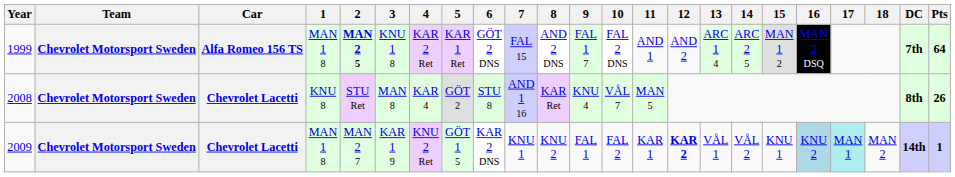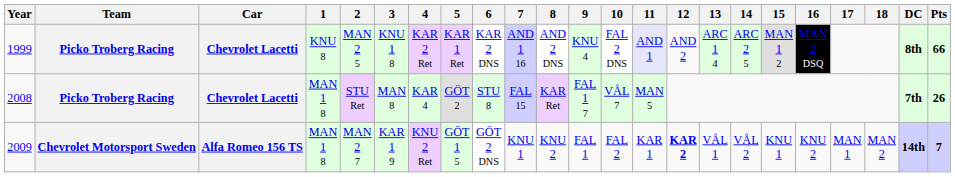(117, 48) Chevrolet Motorsport Sweden -> (117, 48) Picko Troberg Racing
(252, 48) Alfa Romeo 156 TS -> (252, 48) Chevrolet Lacetti
(323, 48) MAN 1 8 -> (323, 48) KNU 8
(358, 48) bold -> (357, 48) normal
(489, 48) GÖT 2 DNS -> (489, 48) KAR 2 DNS
(521, 48) FAL 15 -> (521, 48) AND 1 16
(586, 48) FAL 1 7 -> (585, 48) KNU 4
(650, 48) no background -> (649, 48) lavender background
(914, 48) 7th -> (913, 48) 8th
(940, 48) 64 -> (939, 48) 66
(117, 97) Chevrolet Motorsport Sweden -> (117, 97) Picko Troberg Racing
(323, 97) KNU 8 -> (323, 97) MAN 1 8
(521, 97) AND 1 16 -> (521, 97) FAL 15
(586, 97) KNU 4 -> (585, 97) FAL 1 7
(914, 97) 8th -> (913, 97) 7th
(252, 146) Chevrolet Lacetti -> (252, 146) Alfa Romeo 156 TS
(489, 146) KAR 2 DNS -> (489, 146) GÖT 2 DNS
(814, 146) lightblue background -> (813, 146) no background
(848, 146) paleturquoise background -> (847, 146) no background
(940, 146) 1 -> (939, 146) 7
